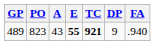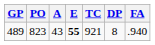(93, 31) bold -> (93, 31) normal
(115, 31) 9 -> (115, 31) 8
